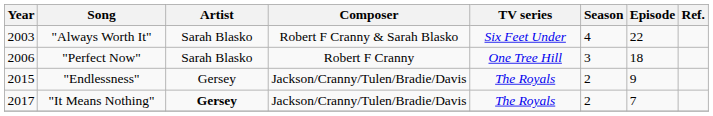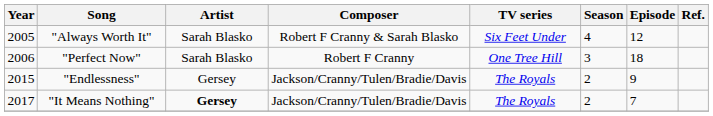(21, 36) 2003 -> (21, 36) 2005
(636, 36) 22 -> (636, 36) 12
